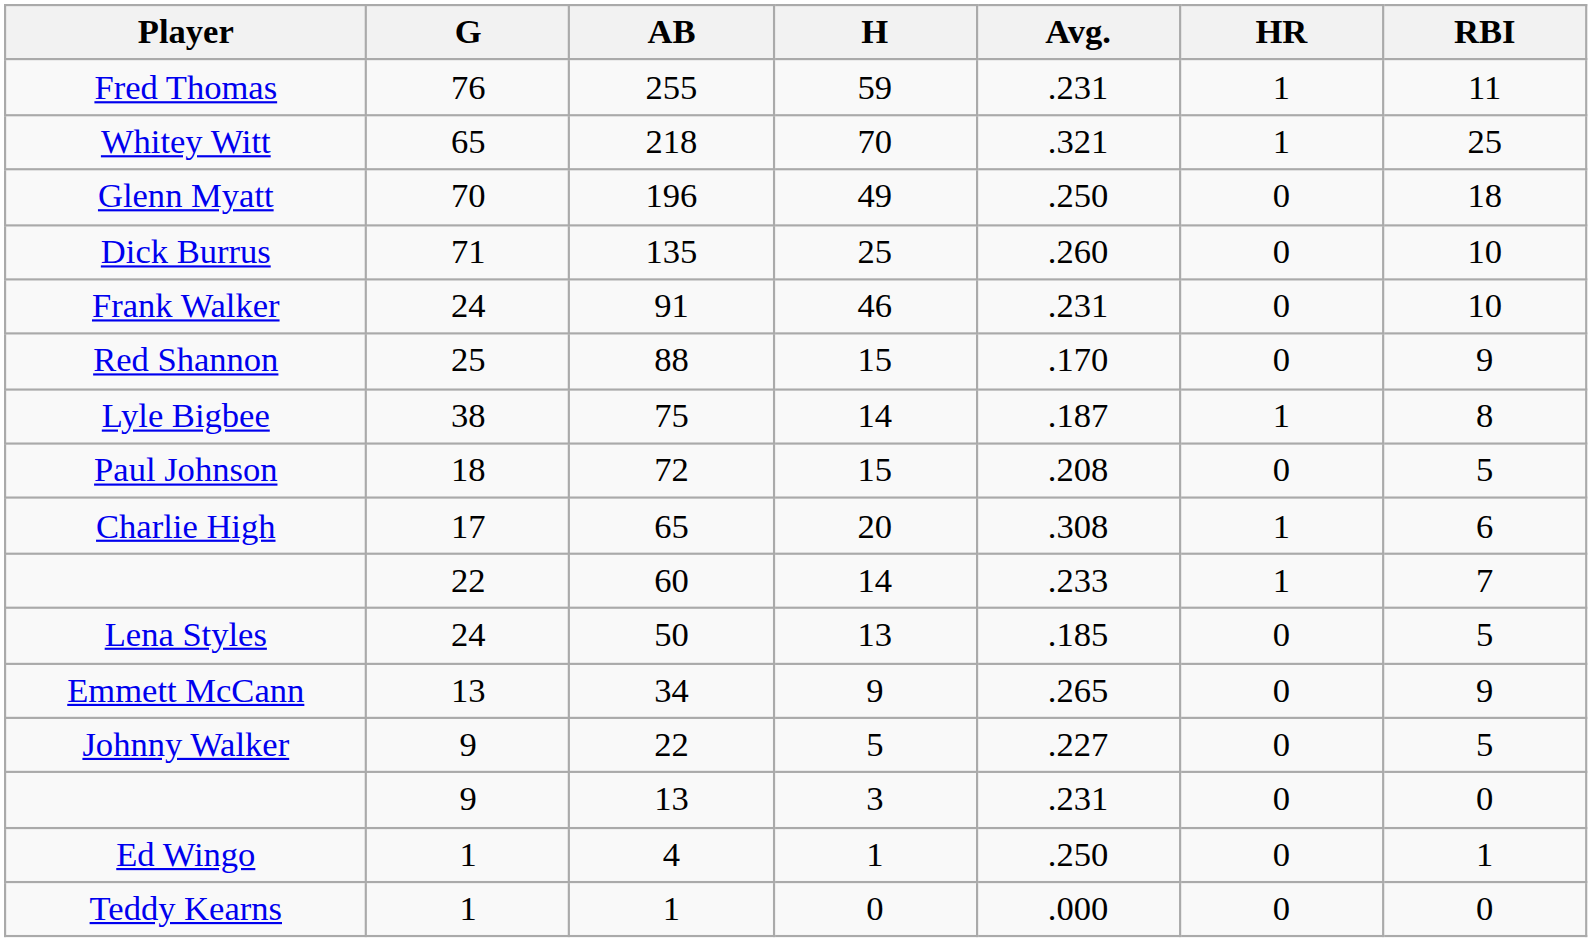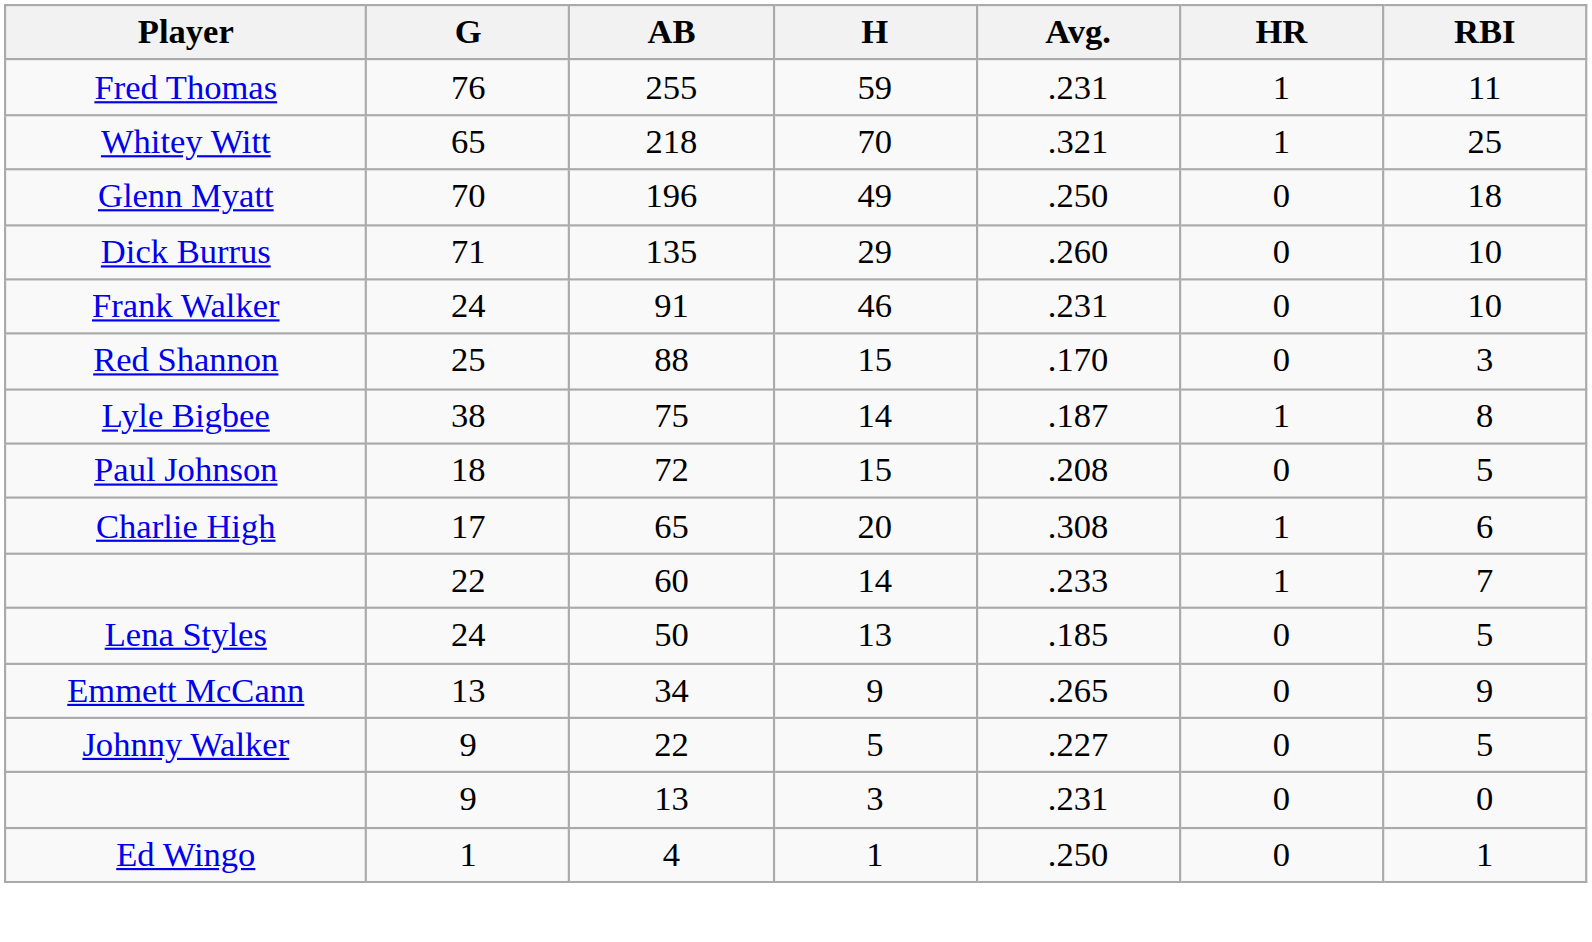(875, 251) 25 -> (875, 251) 29
(1485, 360) 9 -> (1485, 360) 3
- row: (186, 908)
